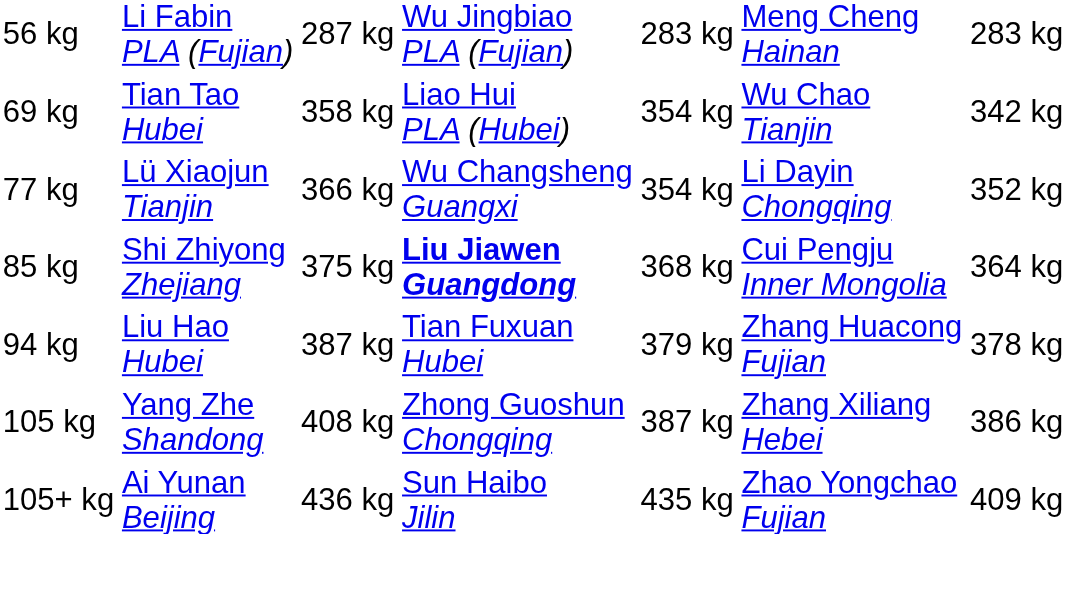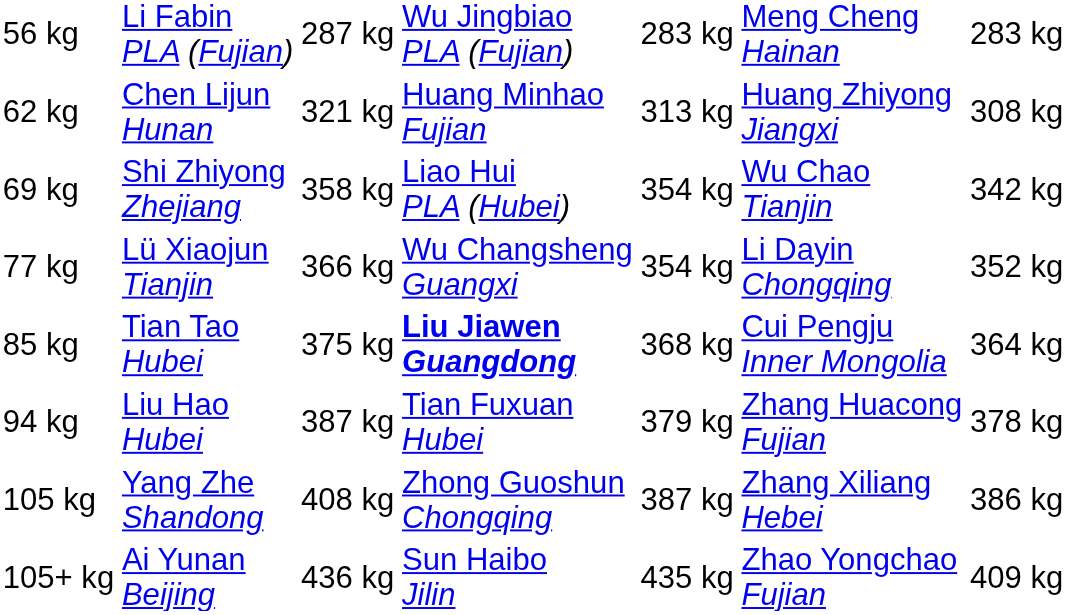+ row: (41, 111)
(181, 111) Tian Tao Hubei -> (204, 189) Shi Zhiyong Zhejiang
(204, 267) Shi Zhiyong Zhejiang -> (181, 344) Tian Tao Hubei
